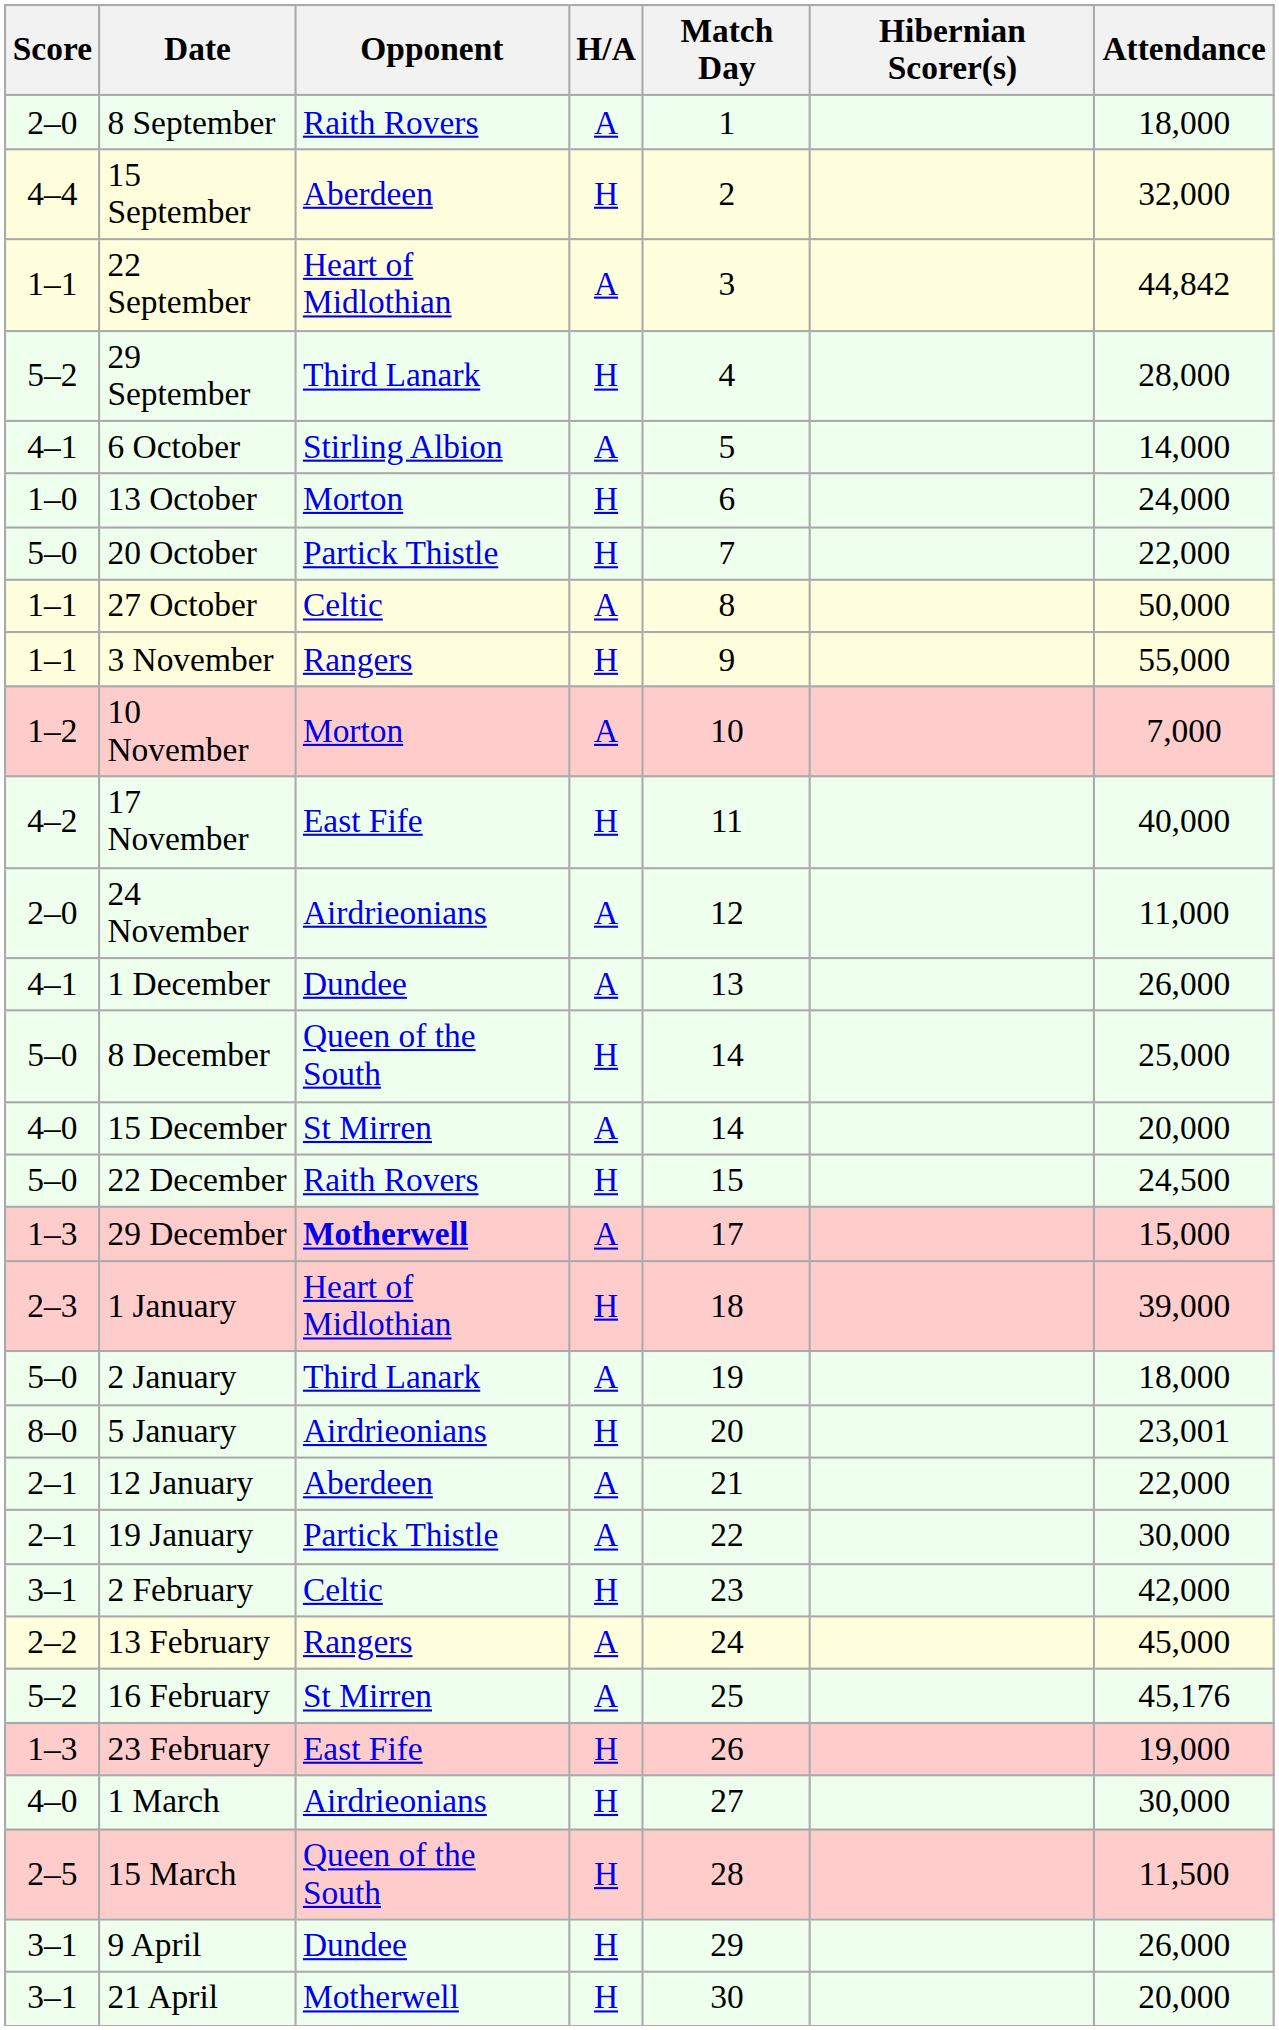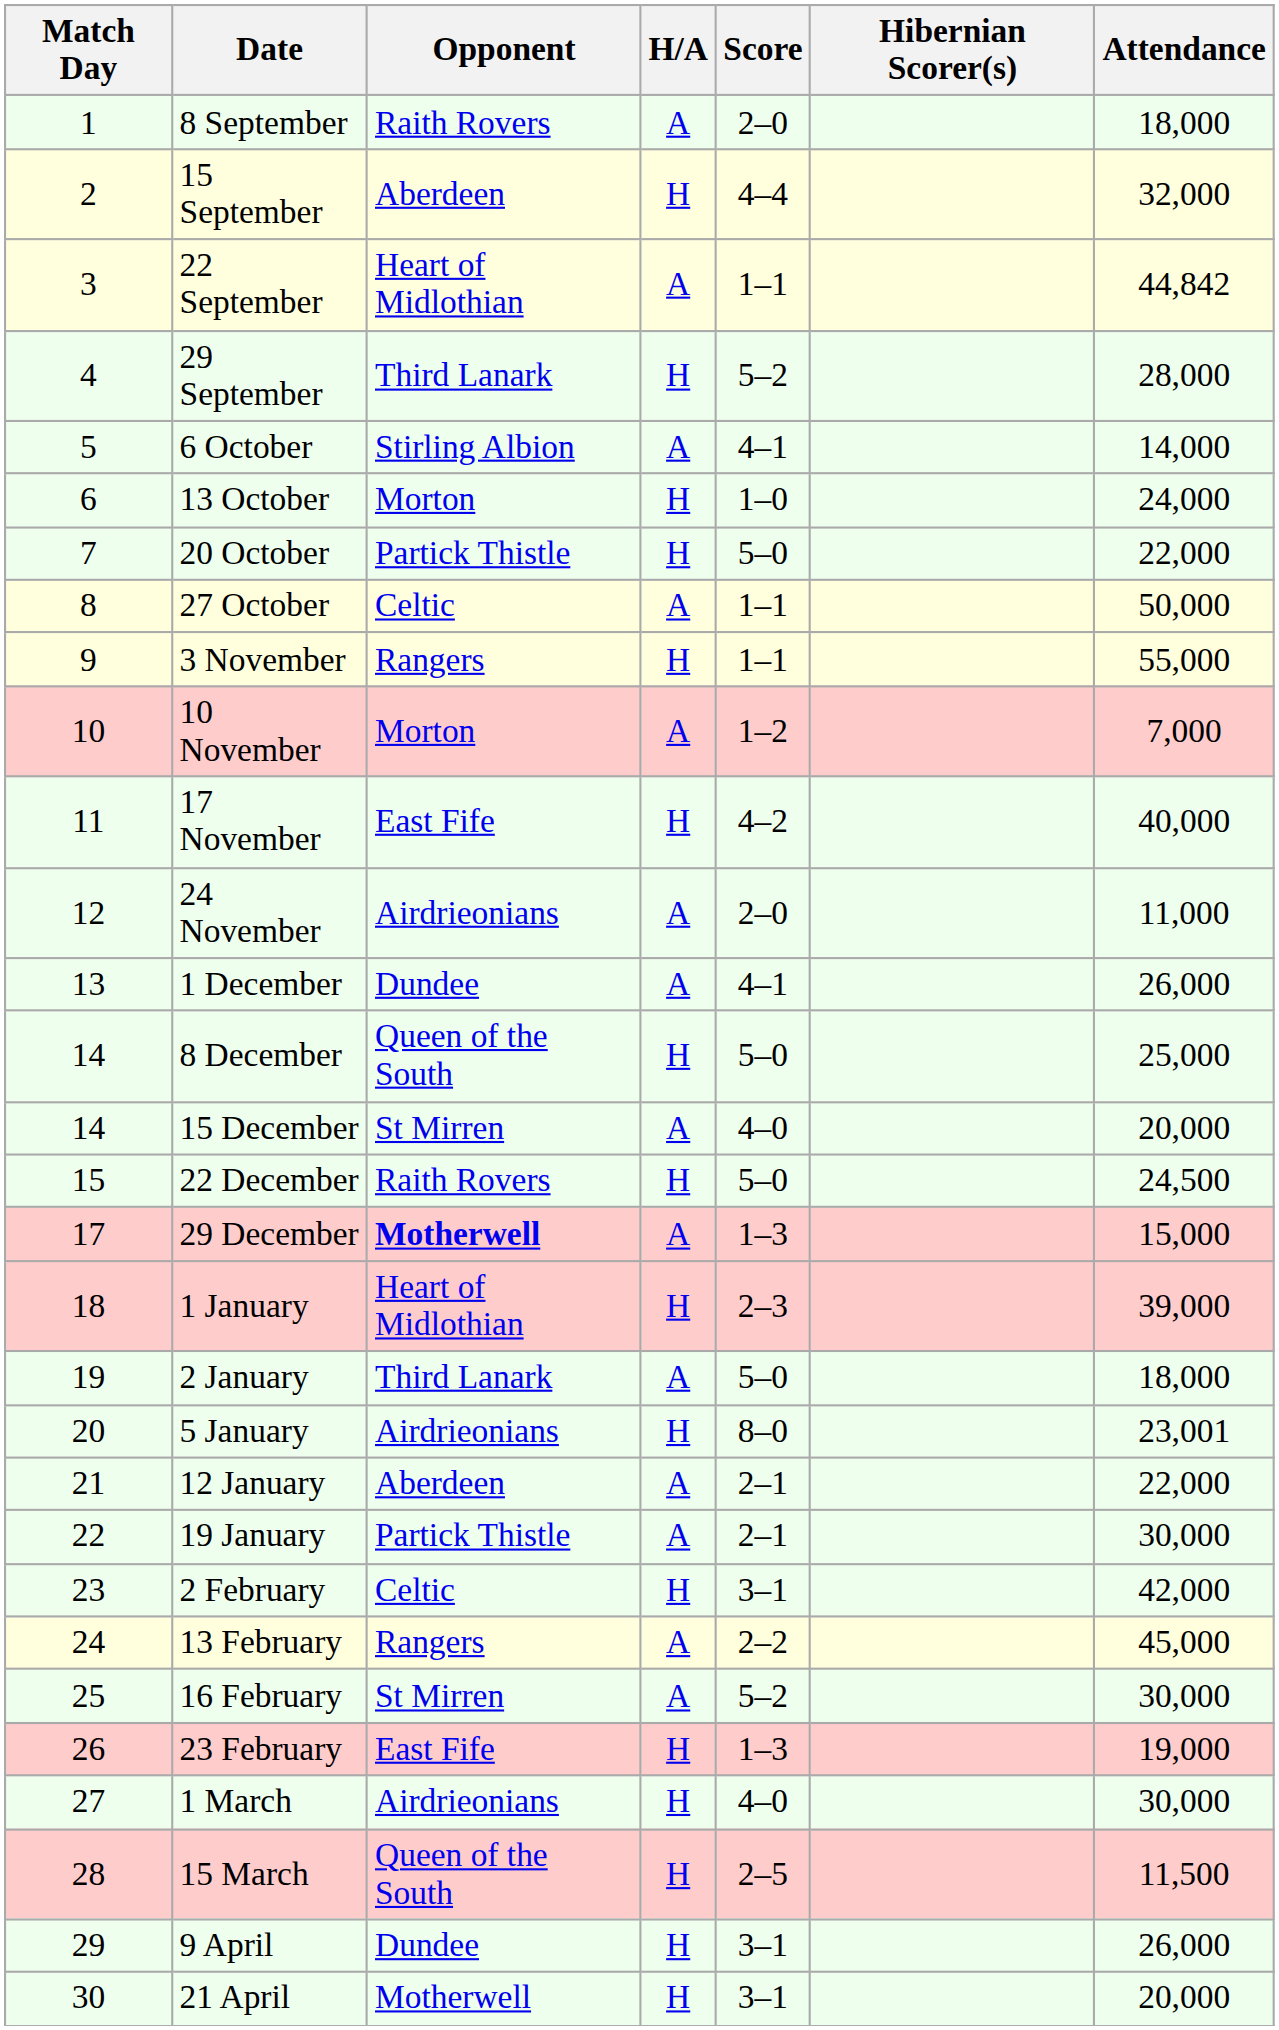columns swapped: (727, 49) <-> (52, 49)
(1184, 1695) 45,176 -> (1184, 1695) 30,000
